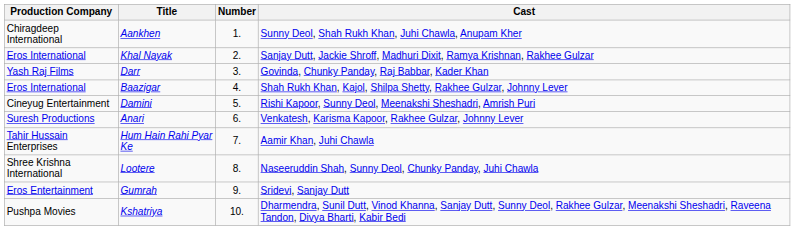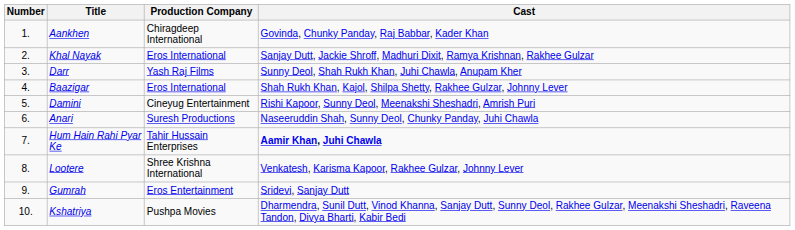columns swapped: (237, 12) <-> (61, 12)
(391, 34) Sunny Deol, Shah Rukh Khan, Juhi Chawla, Anupam Kher -> (375, 34) Govinda, Chunky Panday, Raj Babbar, Kader Khan
(375, 71) Govinda, Chunky Panday, Raj Babbar, Kader Khan -> (391, 71) Sunny Deol, Shah Rukh Khan, Juhi Chawla, Anupam Kher
(392, 119) Venkatesh, Karisma Kapoor, Rakhee Gulzar, Johnny Lever -> (399, 119) Naseeruddin Shah, Sunny Deol, Chunky Panday, Juhi Chawla
(317, 141) normal -> (321, 141) bold
(399, 168) Naseeruddin Shah, Sunny Deol, Chunky Panday, Juhi Chawla -> (392, 168) Venkatesh, Karisma Kapoor, Rakhee Gulzar, Johnny Lever
